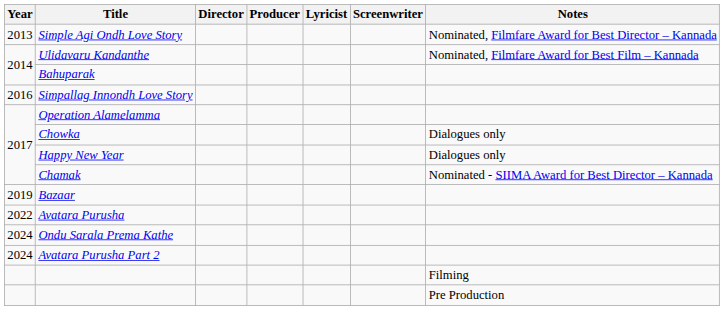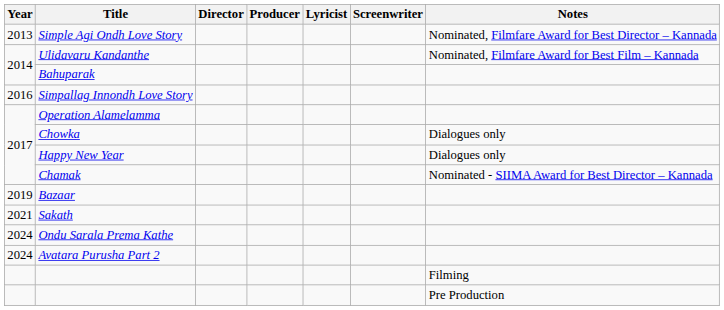+ row: (20, 214)
- row: (20, 214)
